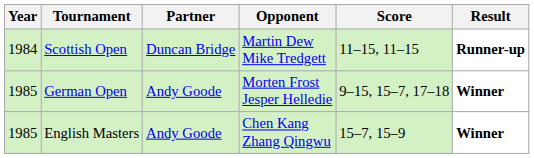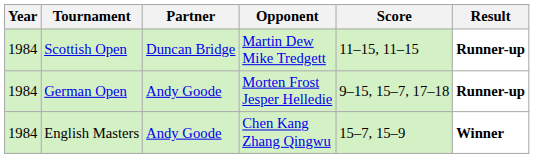(23, 91) 1985 -> (23, 91) 1984
(480, 91) Winner -> (491, 91) Runner-up
(23, 133) 1985 -> (23, 133) 1984
